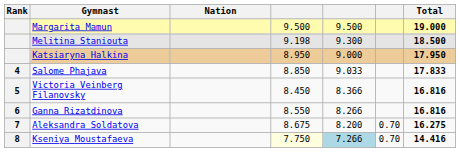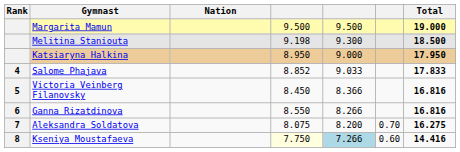(297, 71) 8.850 -> (297, 71) 8.852
(297, 125) 8.675 -> (297, 125) 8.075
(389, 140) 0.70 -> (389, 140) 0.60
